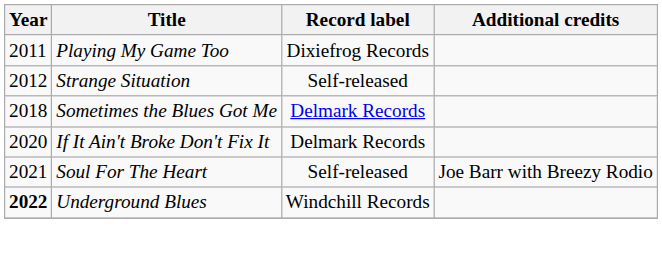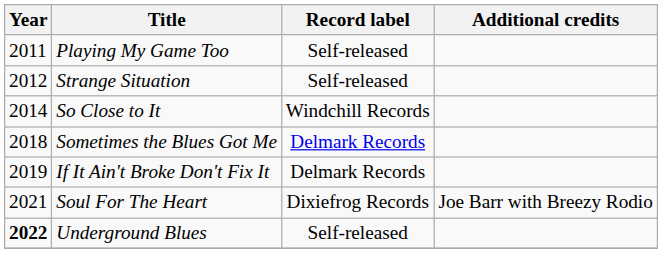(358, 50) Dixiefrog Records -> (358, 50) Self-released
+ row: (108, 111)
(28, 141) 2020 -> (28, 171) 2019
(358, 171) Self-released -> (358, 202) Dixiefrog Records
(358, 202) Windchill Records -> (358, 232) Self-released
